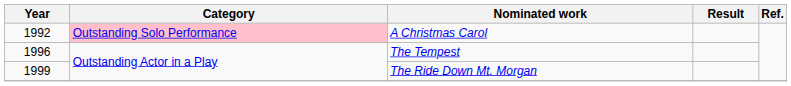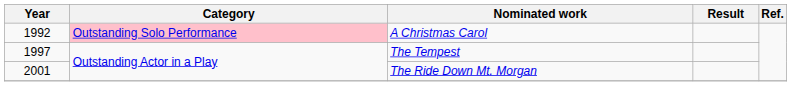(37, 52) 1996 -> (37, 52) 1997
(37, 71) 1999 -> (37, 71) 2001
